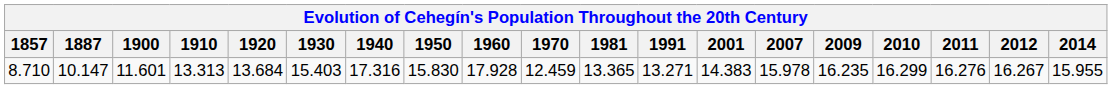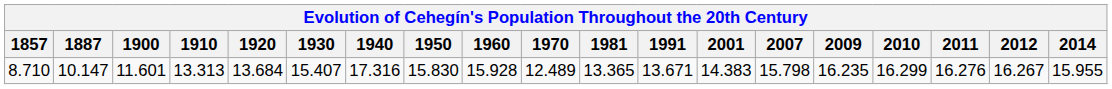(316, 70) 15.403 -> (316, 70) 15.407
(492, 70) 17.928 -> (492, 70) 15.928
(550, 70) 12.459 -> (550, 70) 12.489
(668, 70) 13.271 -> (668, 70) 13.671
(785, 70) 15.978 -> (785, 70) 15.798
